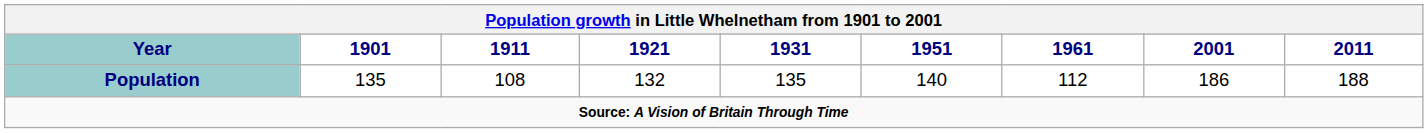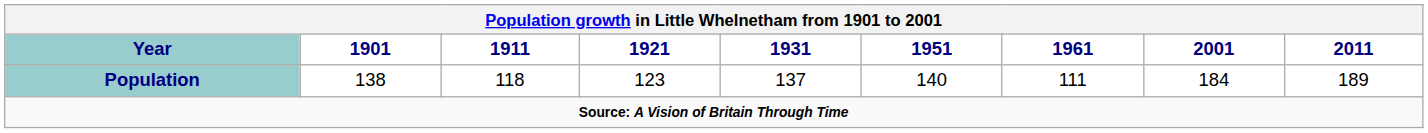(370, 80) 135 -> (370, 80) 138
(510, 80) 108 -> (510, 80) 118
(650, 80) 132 -> (650, 80) 123
(791, 80) 135 -> (791, 80) 137
(1073, 80) 112 -> (1073, 80) 111
(1214, 80) 186 -> (1214, 80) 184
(1353, 80) 188 -> (1353, 80) 189
